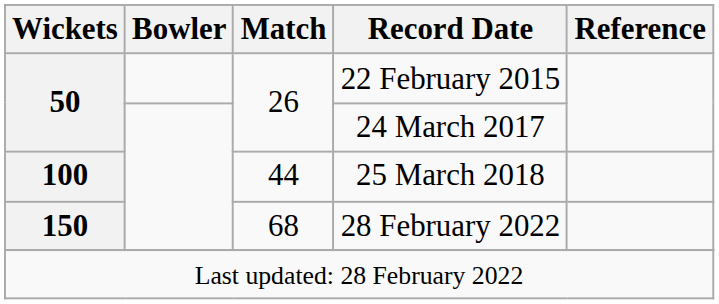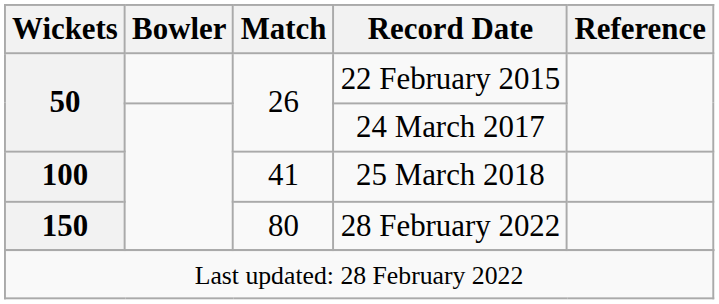(284, 175) 44 -> (284, 175) 41
(284, 224) 68 -> (284, 224) 80
